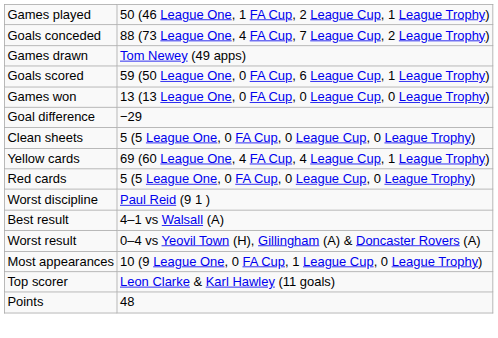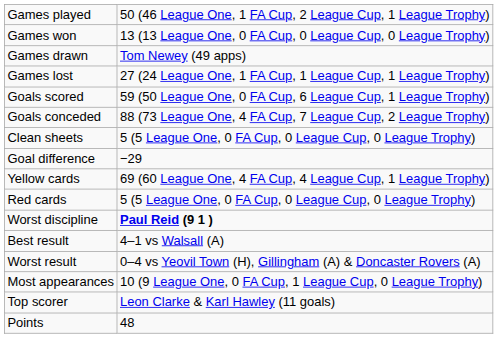rows swapped: (42, 96) <-> (54, 35)
+ row: (40, 76)
rows swapped: (51, 117) <-> (45, 138)
(165, 199) normal -> (166, 220) bold
